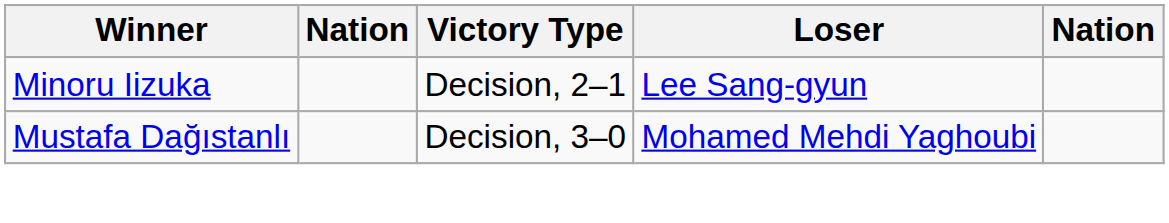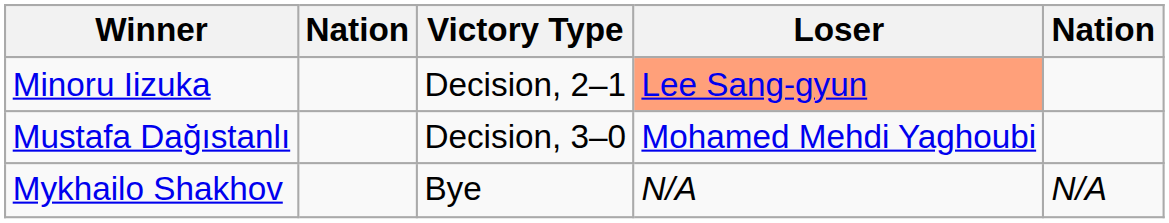(754, 83) no background -> (754, 83) lightsalmon background
+ row: (148, 189)
